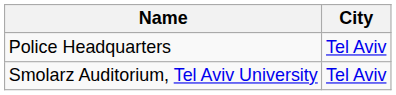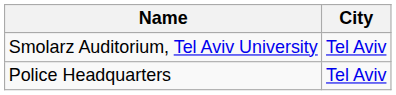rows swapped: (90, 47) <-> (163, 75)
